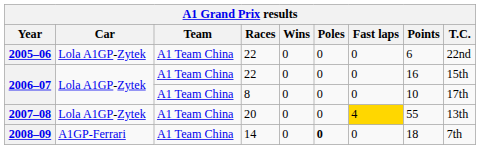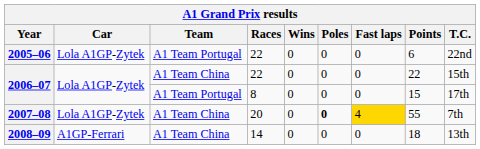(195, 54) A1 Team China -> (197, 54) A1 Team Portugal
(412, 74) 16 -> (414, 74) 22
(195, 94) A1 Team China -> (197, 94) A1 Team Portugal
(412, 94) 10 -> (414, 94) 15
(320, 114) normal -> (324, 114) bold
(457, 114) 13th -> (455, 114) 7th
(320, 135) bold -> (324, 135) normal
(454, 135) 7th -> (458, 135) 13th
